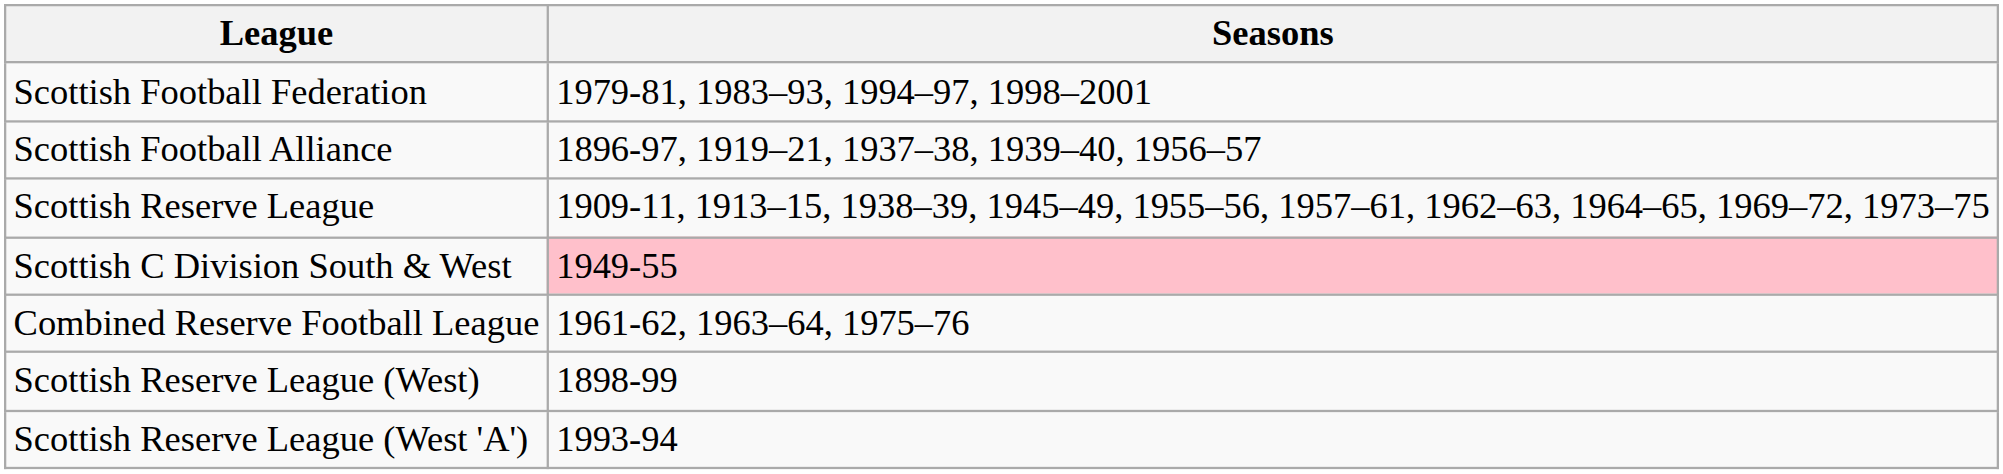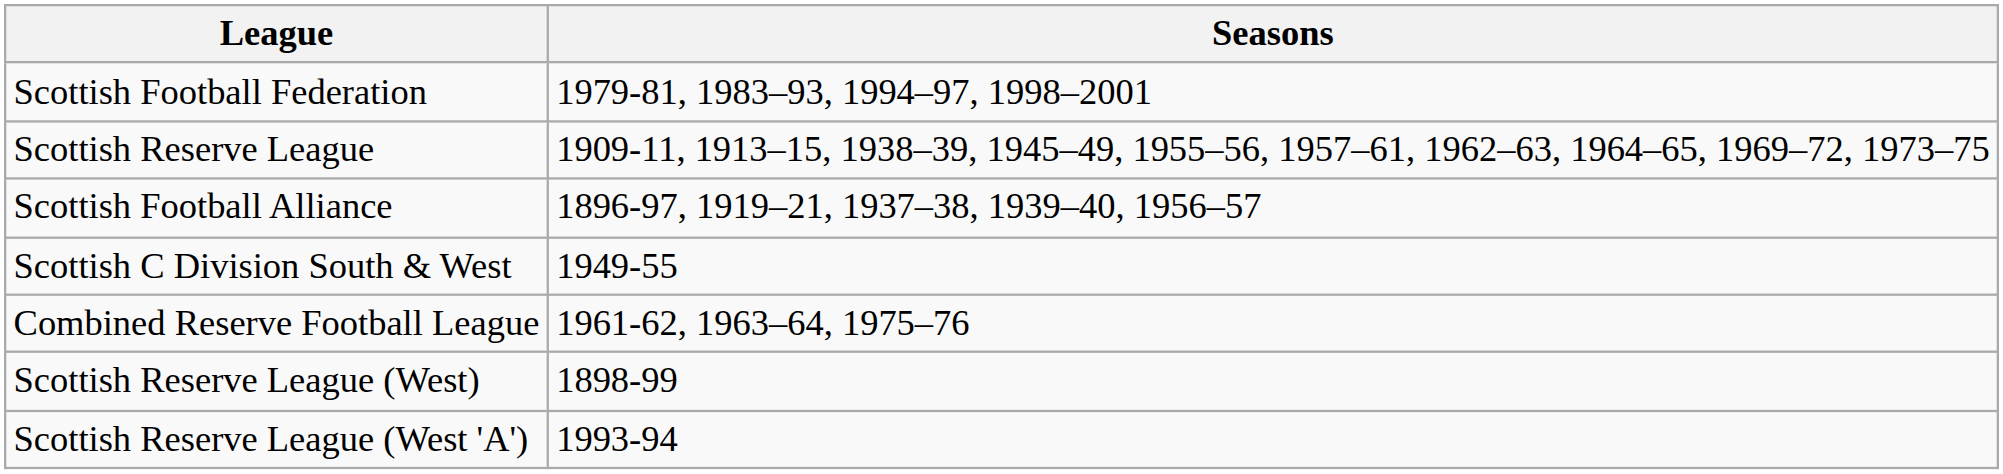rows swapped: (203, 149) <-> (194, 206)
(617, 264) pink background -> (617, 264) no background
